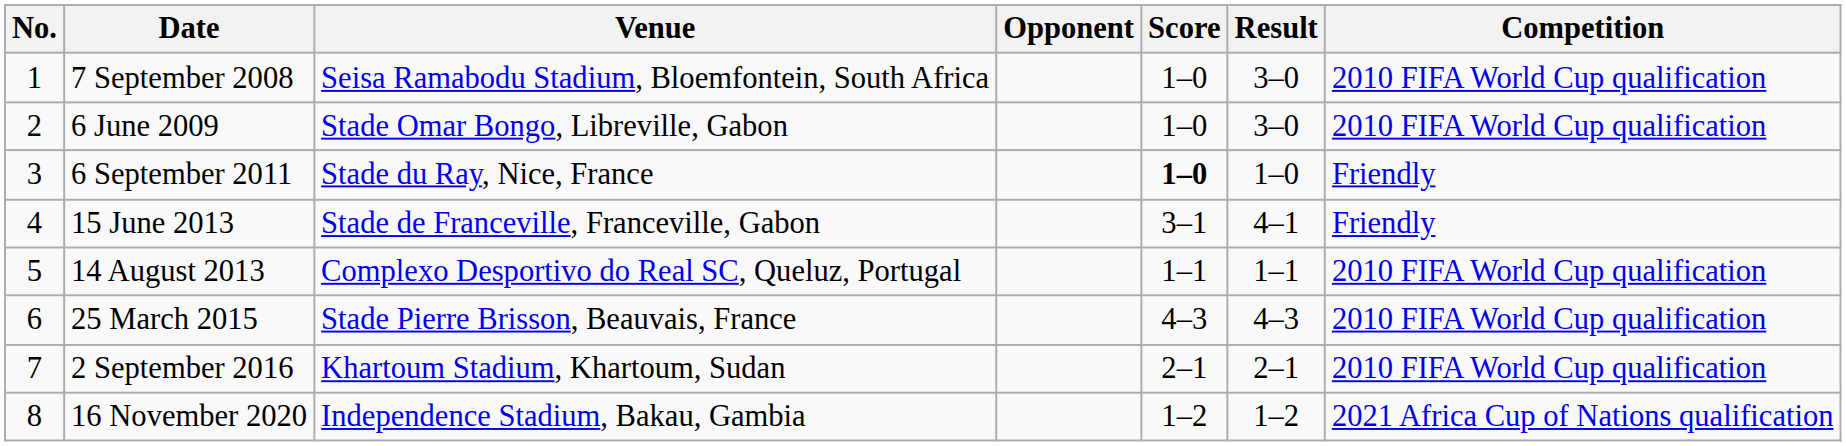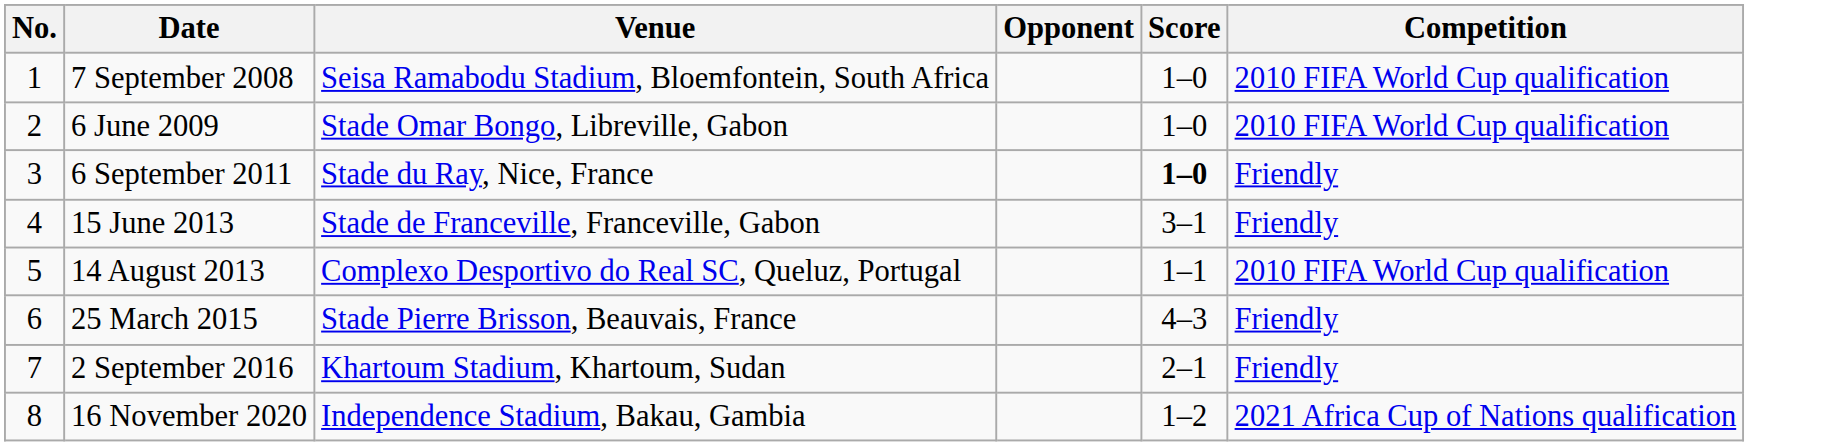- column: (1276, 28)
(1549, 319) 2010 FIFA World Cup qualification -> (1286, 319) Friendly
(1549, 367) 2010 FIFA World Cup qualification -> (1286, 367) Friendly
